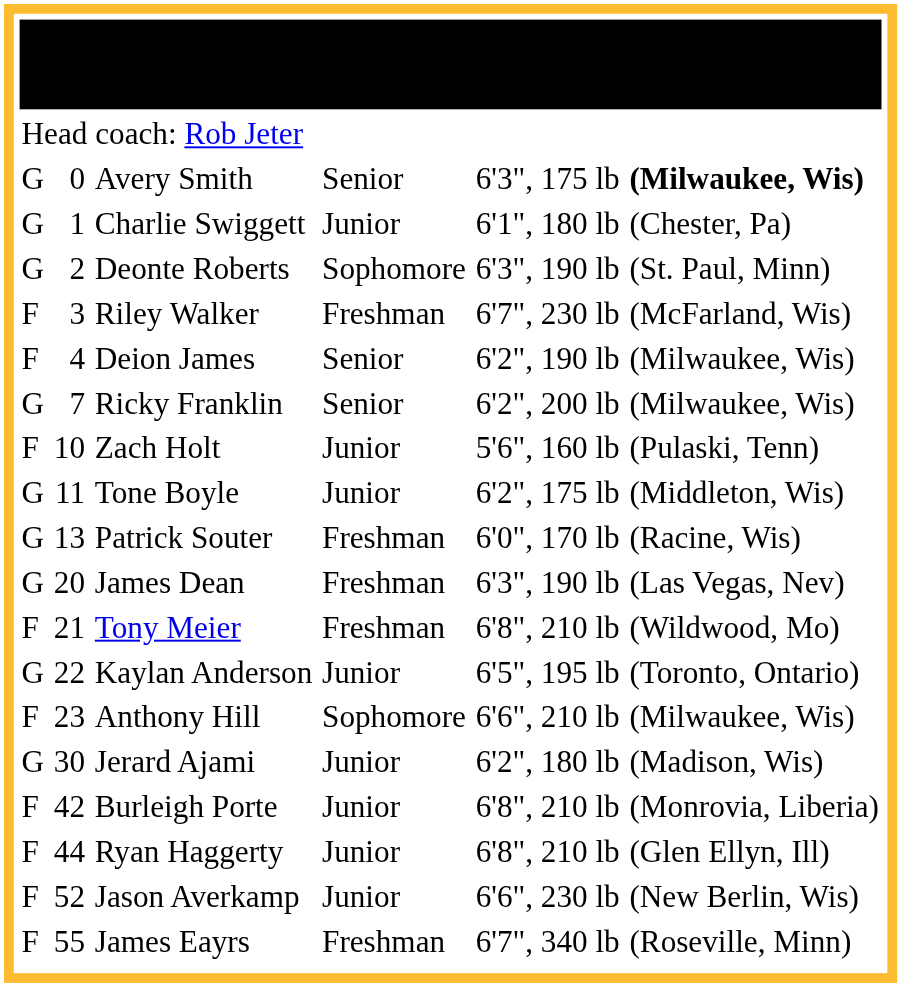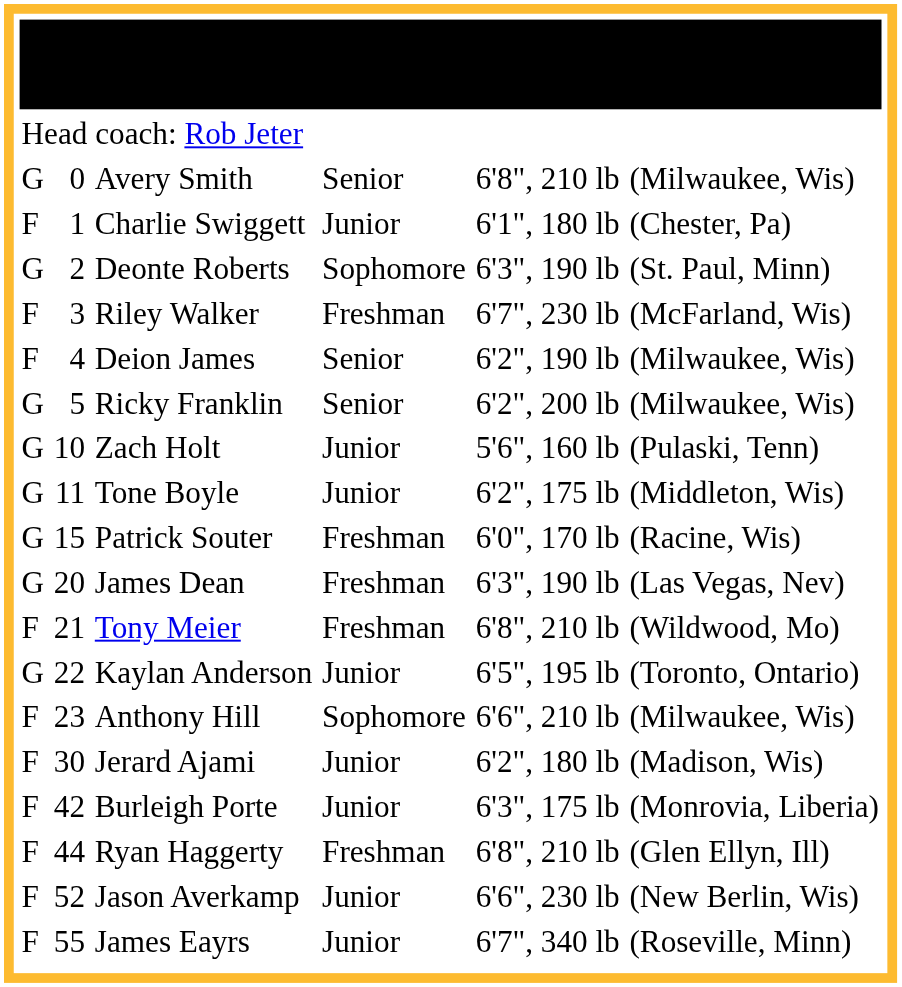(548, 179) 6'3", 175 lb -> (548, 179) 6'8", 210 lb
(747, 179) bold -> (742, 179) normal
(33, 223) G -> (30, 223) F
(77, 403) 7 -> (77, 403) 5
(30, 448) F -> (33, 448) G
(69, 537) 13 -> (69, 537) 15
(33, 762) G -> (30, 762) F
(548, 806) 6'8", 210 lb -> (548, 806) 6'3", 175 lb
(361, 851) Junior -> (384, 851) Freshman
(384, 941) Freshman -> (361, 941) Junior
